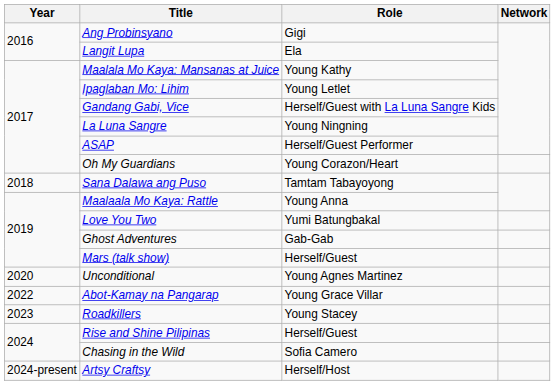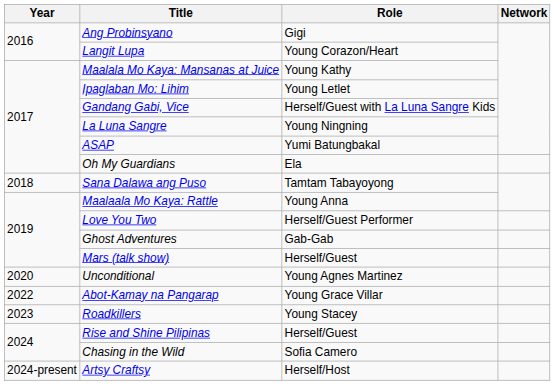(293, 51) Ela -> (341, 51) Young Corazon/Heart
(349, 145) Herself/Guest Performer -> (332, 145) Yumi Batungbakal
(341, 164) Young Corazon/Heart -> (293, 164) Ela
(332, 220) Yumi Batungbakal -> (349, 220) Herself/Guest Performer
